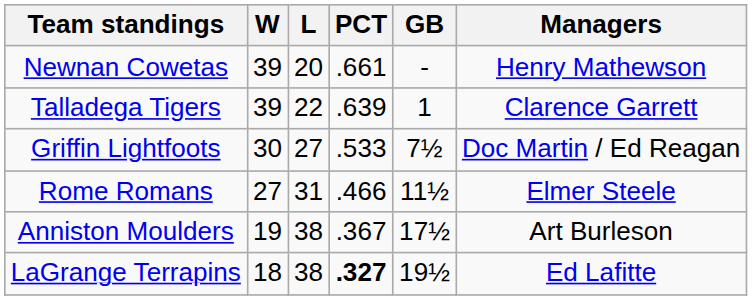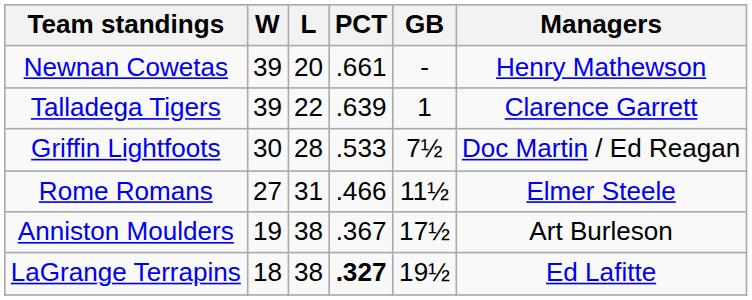(308, 149) 27 -> (308, 149) 28
